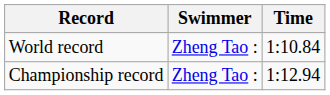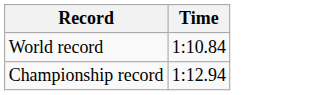- column: (215, 18)
